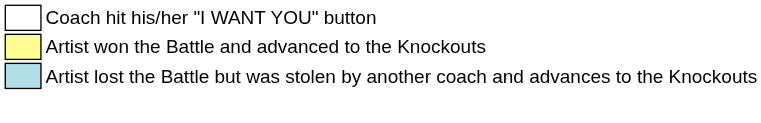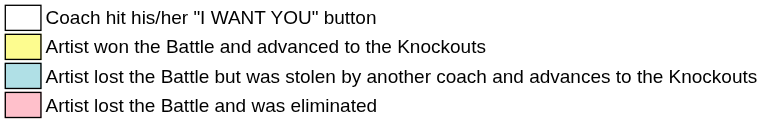+ row: (211, 105)
